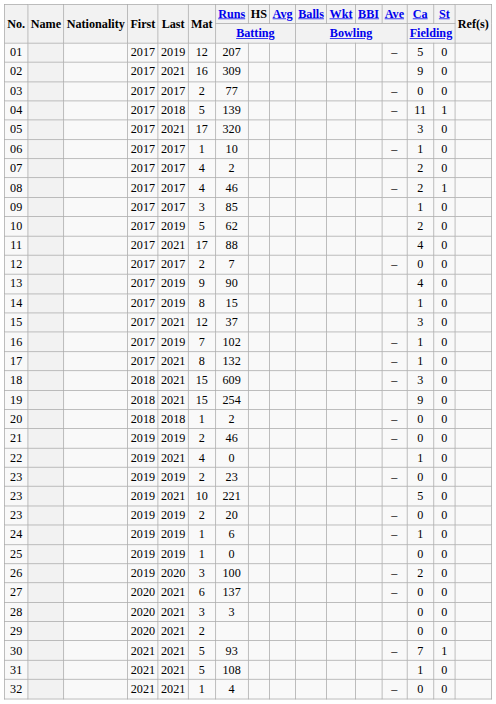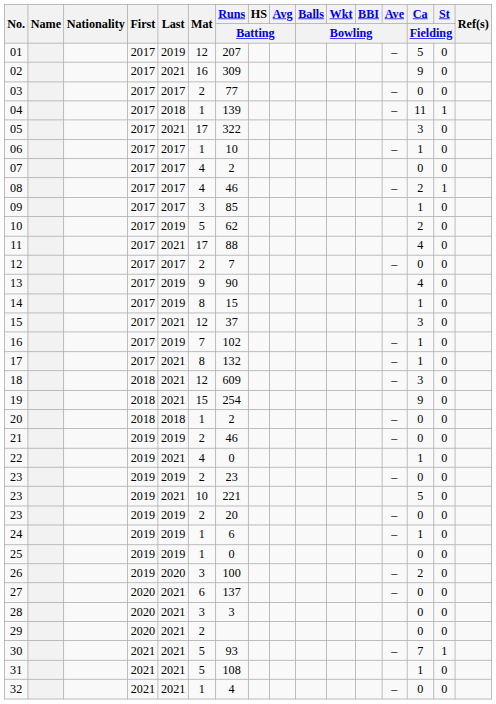(202, 110) 5 -> (202, 110) 1
(232, 129) 320 -> (232, 129) 322
(420, 168) 2 -> (420, 168) 0
(202, 380) 15 -> (202, 380) 12
